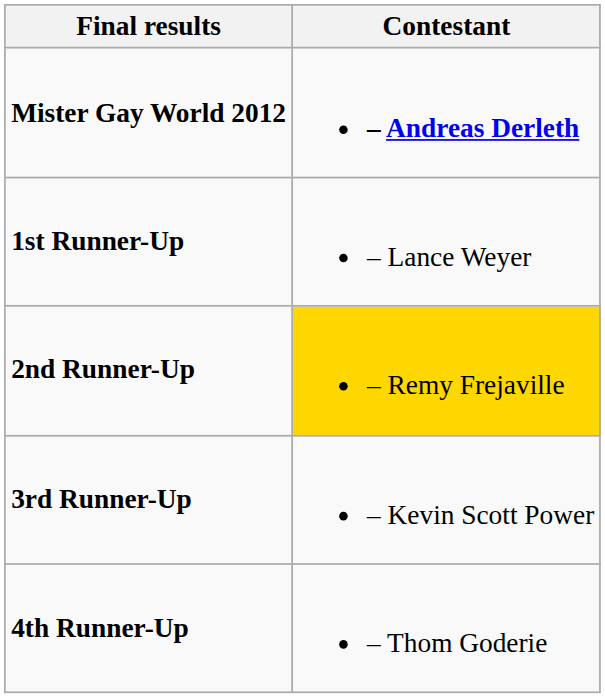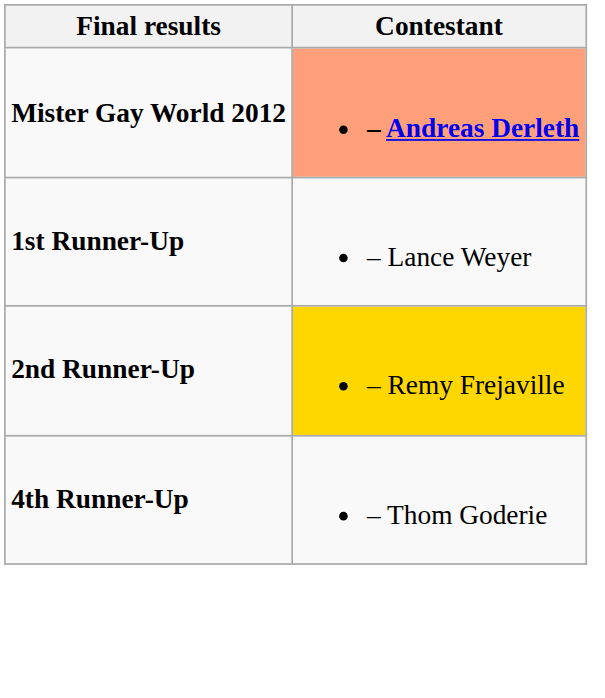(446, 128) no background -> (439, 128) lightsalmon background
- row: (101, 499)
